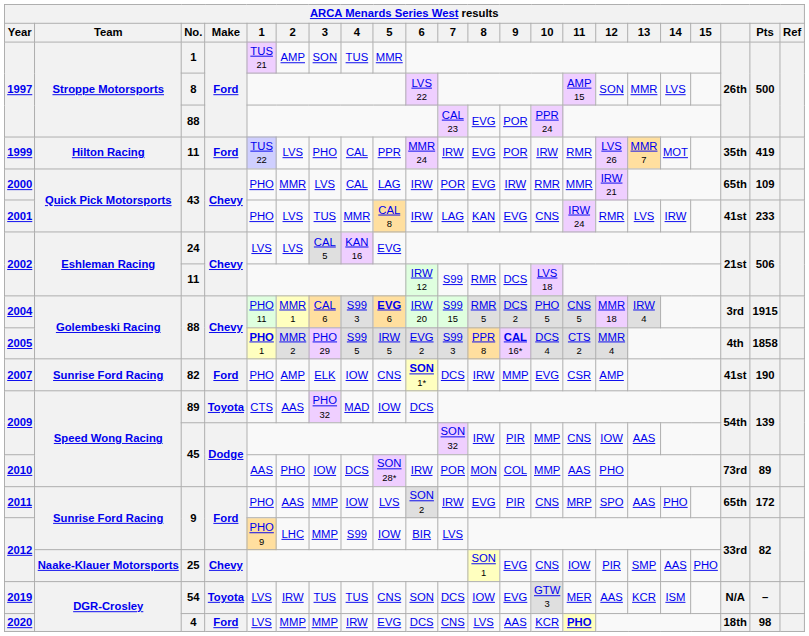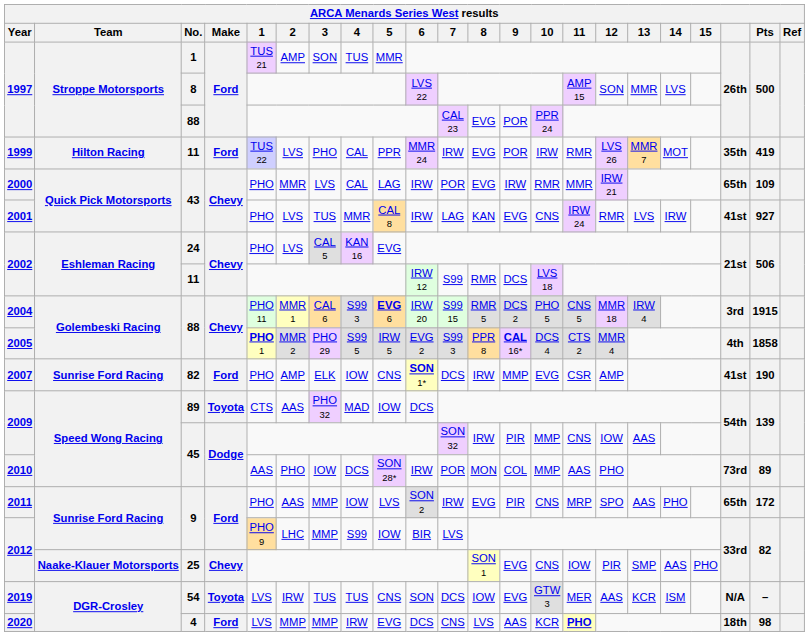(765, 216) 233 -> (765, 216) 927
(262, 248) LVS -> (262, 248) PHO
